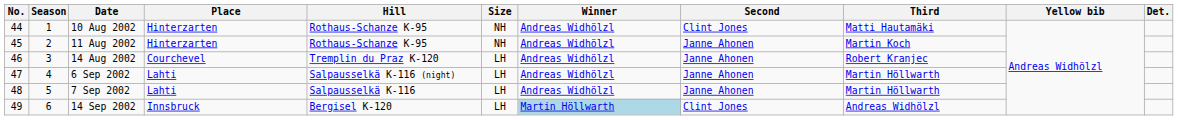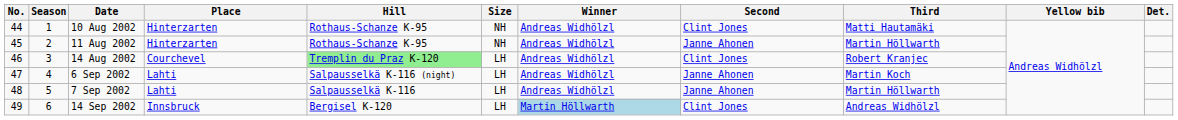(878, 44) Martin Koch -> (893, 44) Martin Höllwarth
(374, 60) no background -> (374, 60) lightgreen background
(718, 60) Janne Ahonen -> (715, 60) Clint Jones
(893, 76) Martin Höllwarth -> (878, 76) Martin Koch
